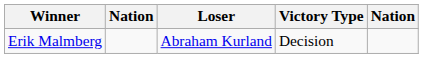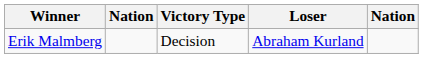columns swapped: (321, 16) <-> (216, 16)
